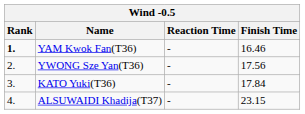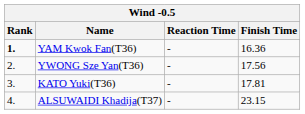(253, 48) 16.46 -> (253, 48) 16.36
(253, 83) 17.84 -> (253, 83) 17.81
